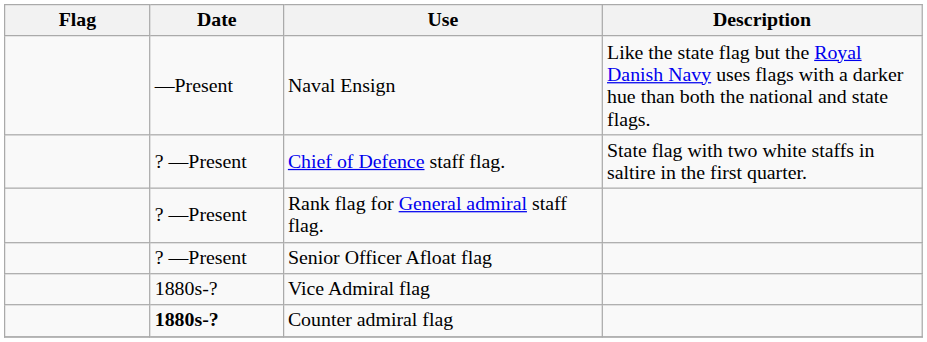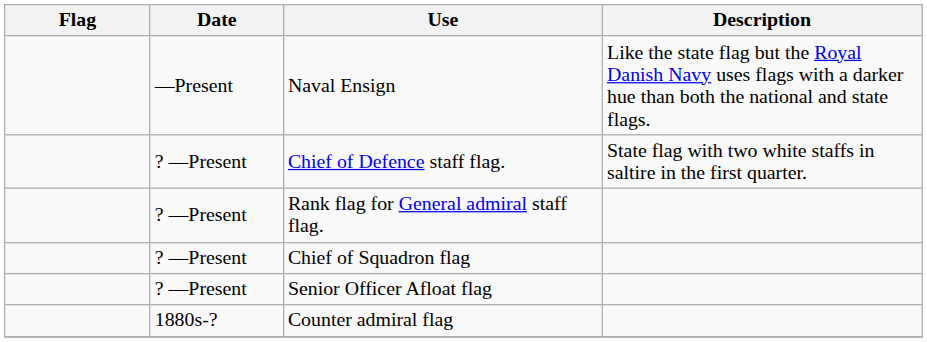+ row: (379, 257)
- row: (359, 289)
(187, 320) bold -> (186, 320) normal
